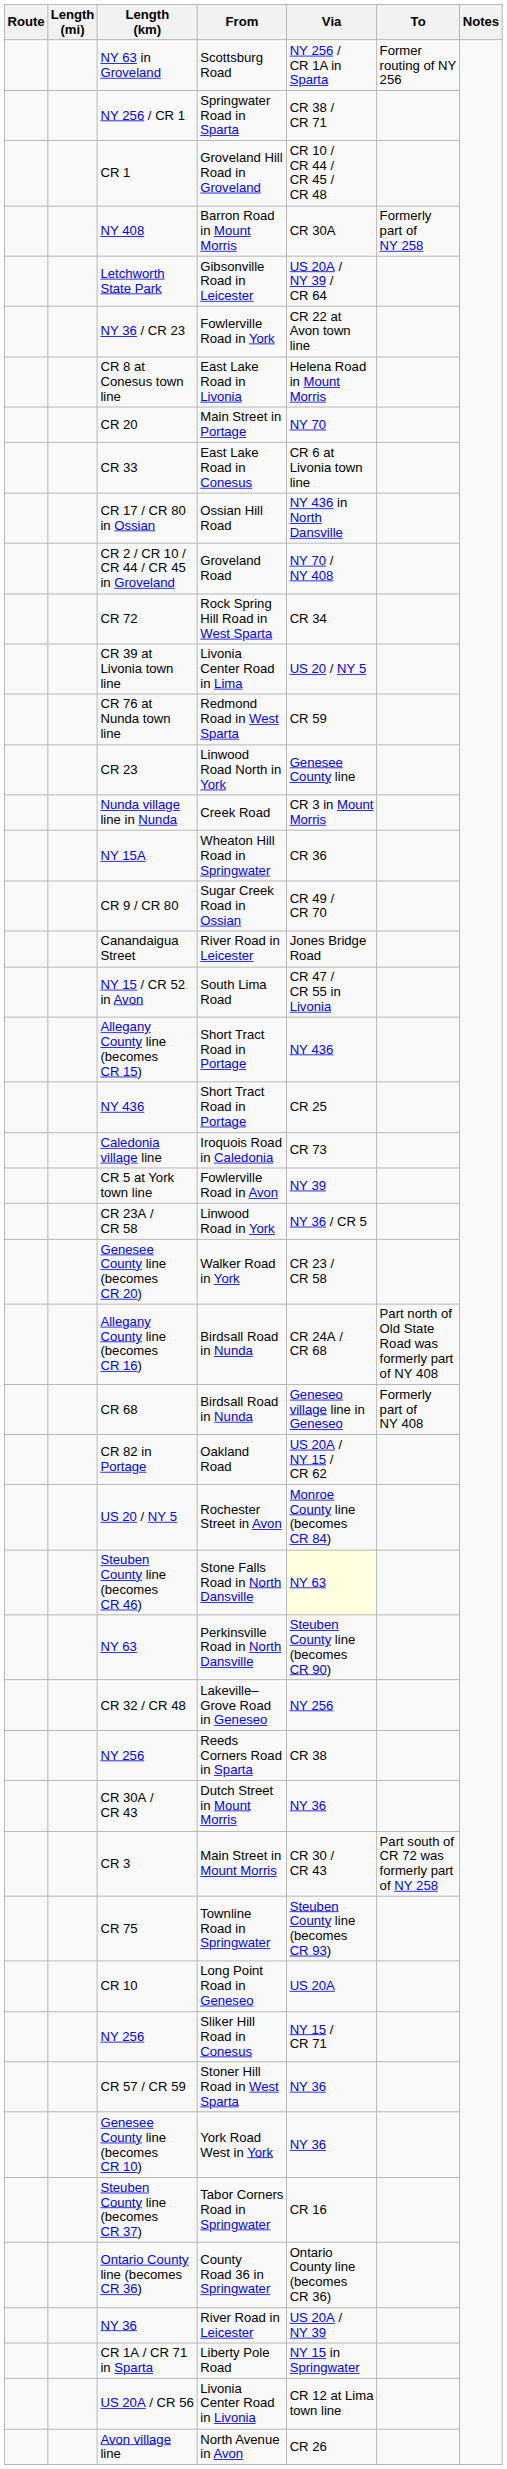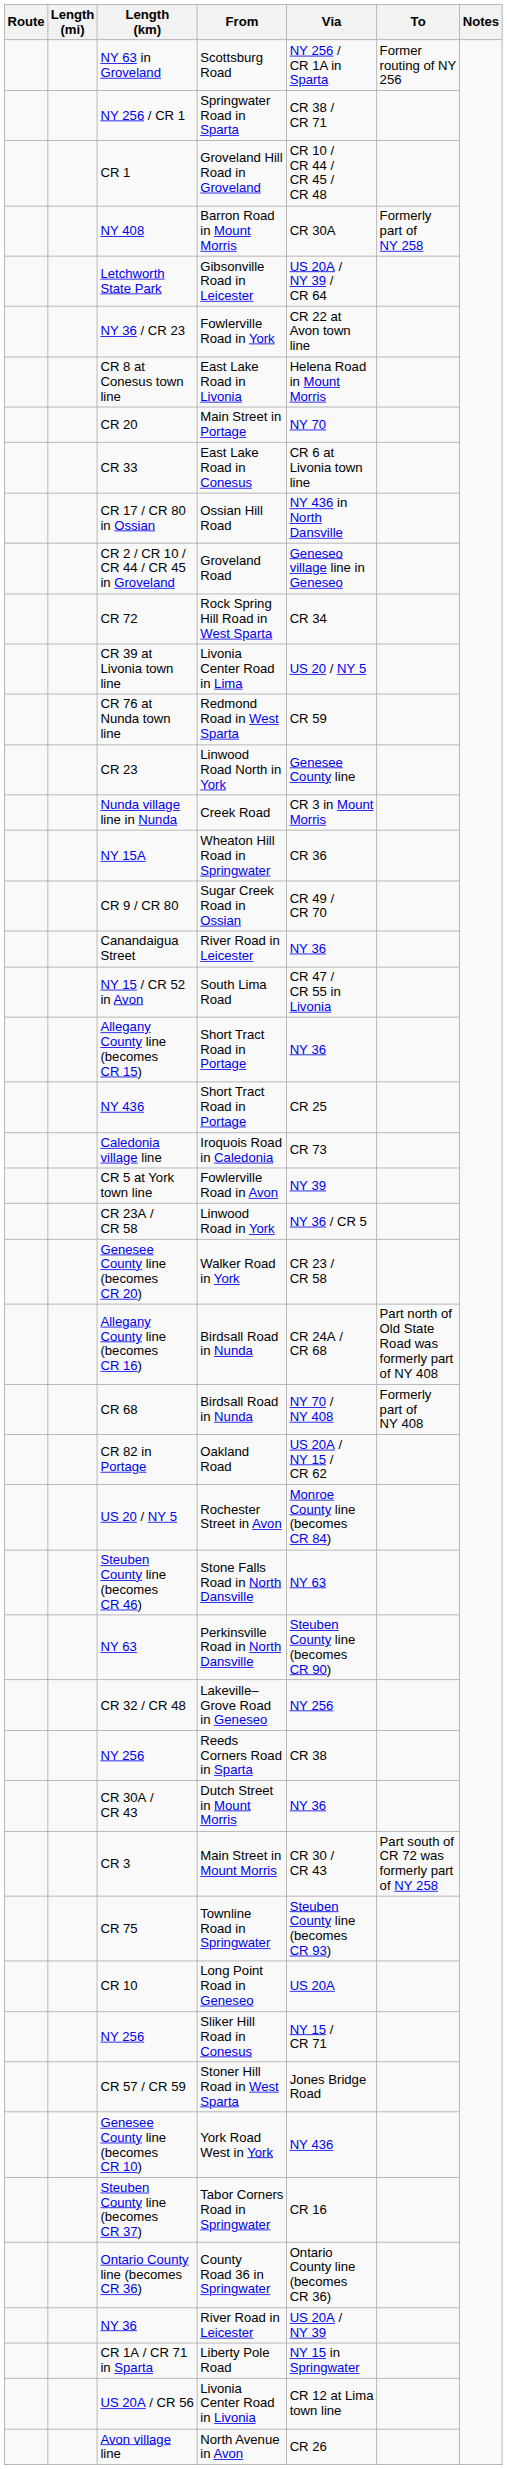(312, 568) NY 70 / NY 408 -> (327, 568) Geneseo village line in Geneseo
(328, 948) Jones Bridge Road -> (308, 948) NY 36
(312, 1049) NY 436 -> (308, 1049) NY 36
(327, 1409) Geneseo village line in Geneseo -> (312, 1409) NY 70 / NY 408
(308, 1582) lightyellow background -> (308, 1582) no background
(308, 2087) NY 36 -> (328, 2087) Jones Bridge Road
(308, 2144) NY 36 -> (312, 2144) NY 436
